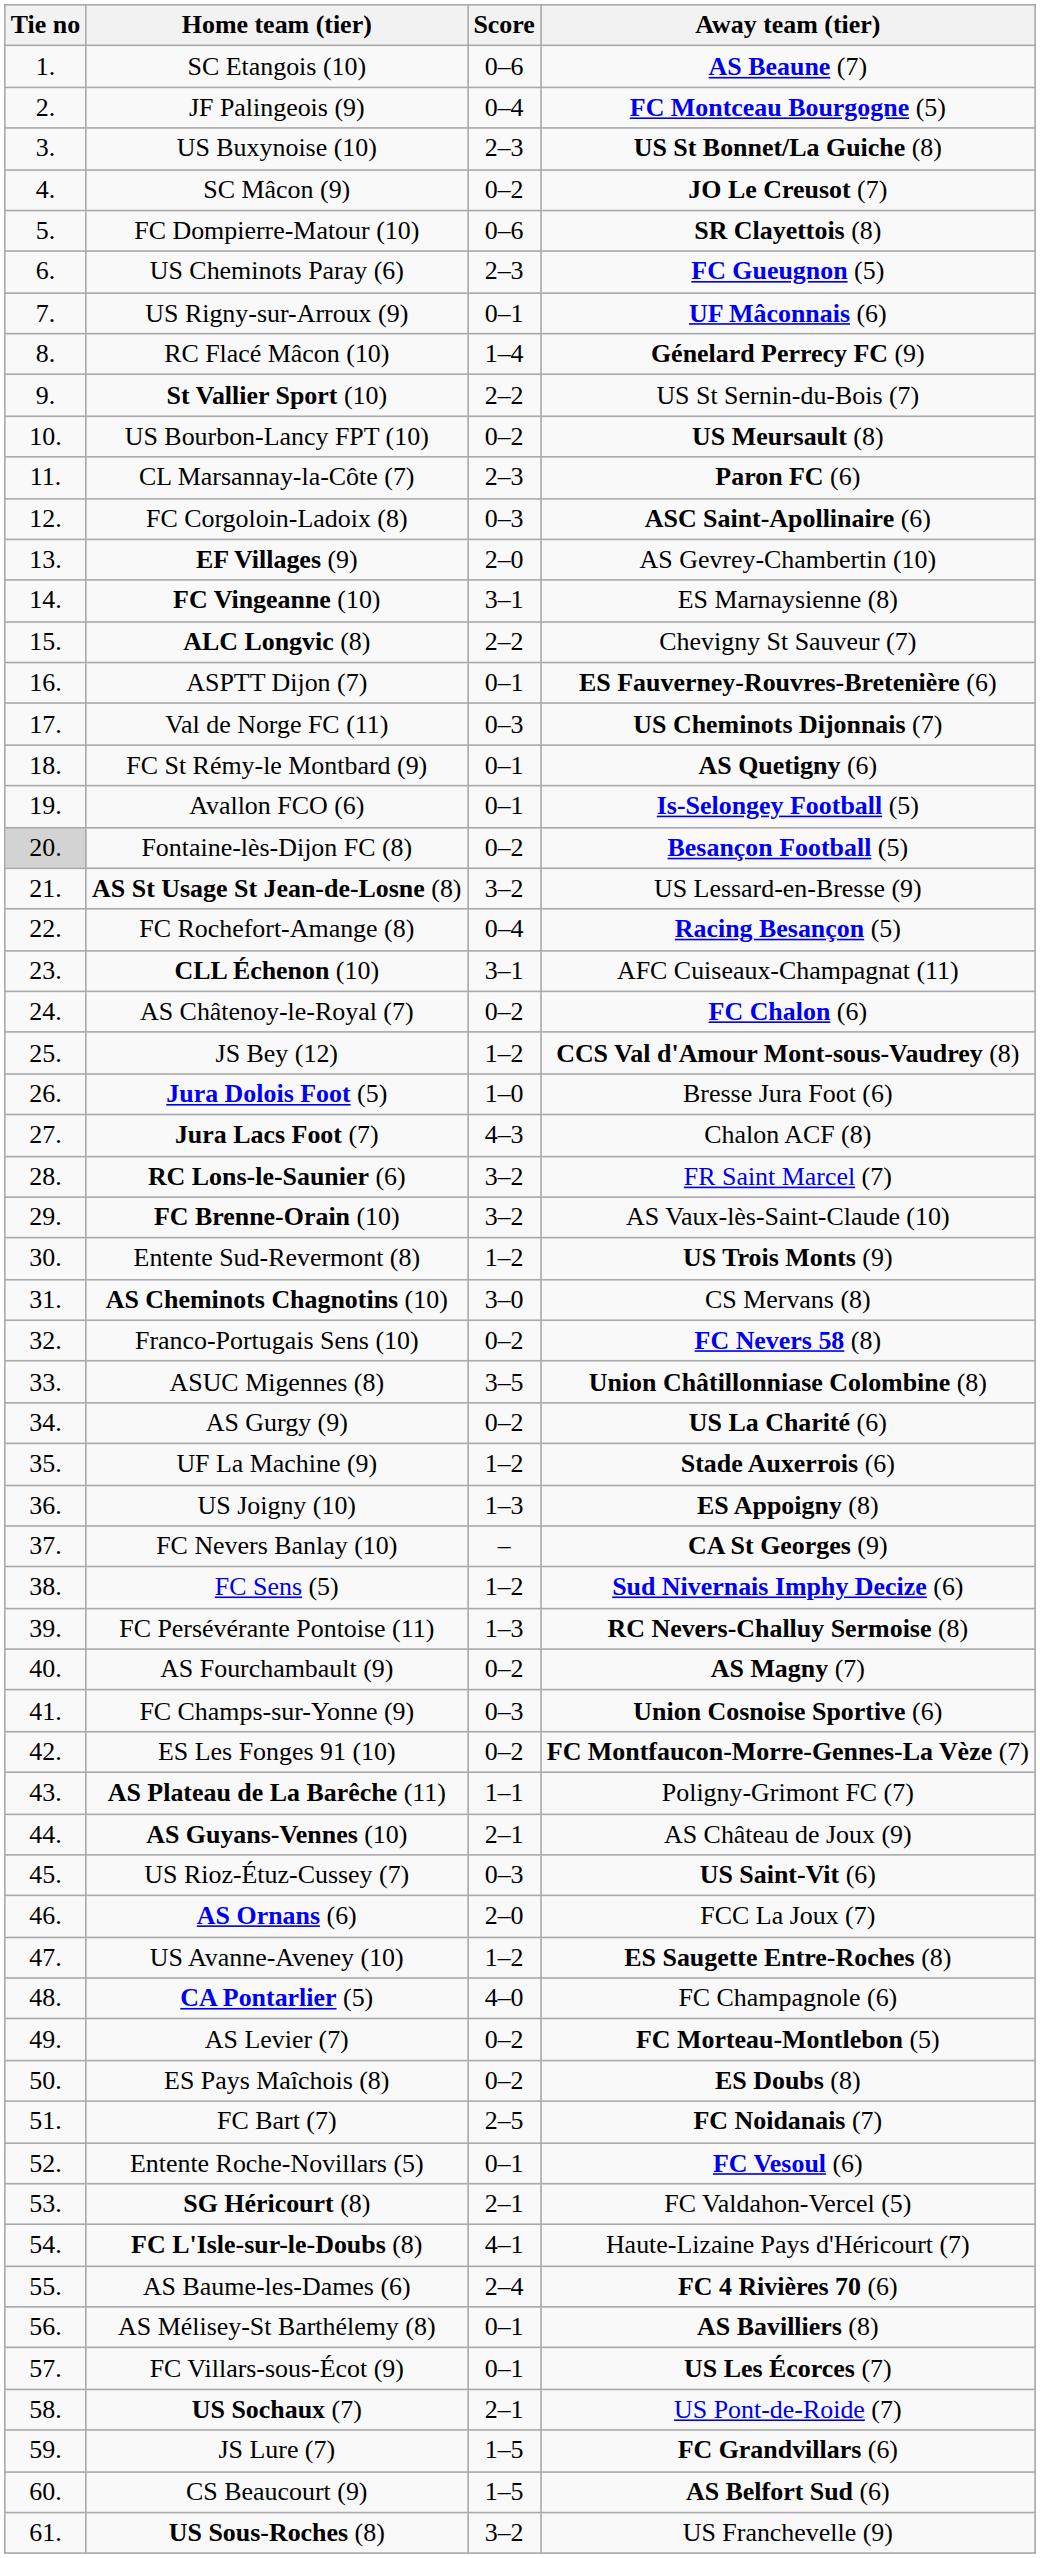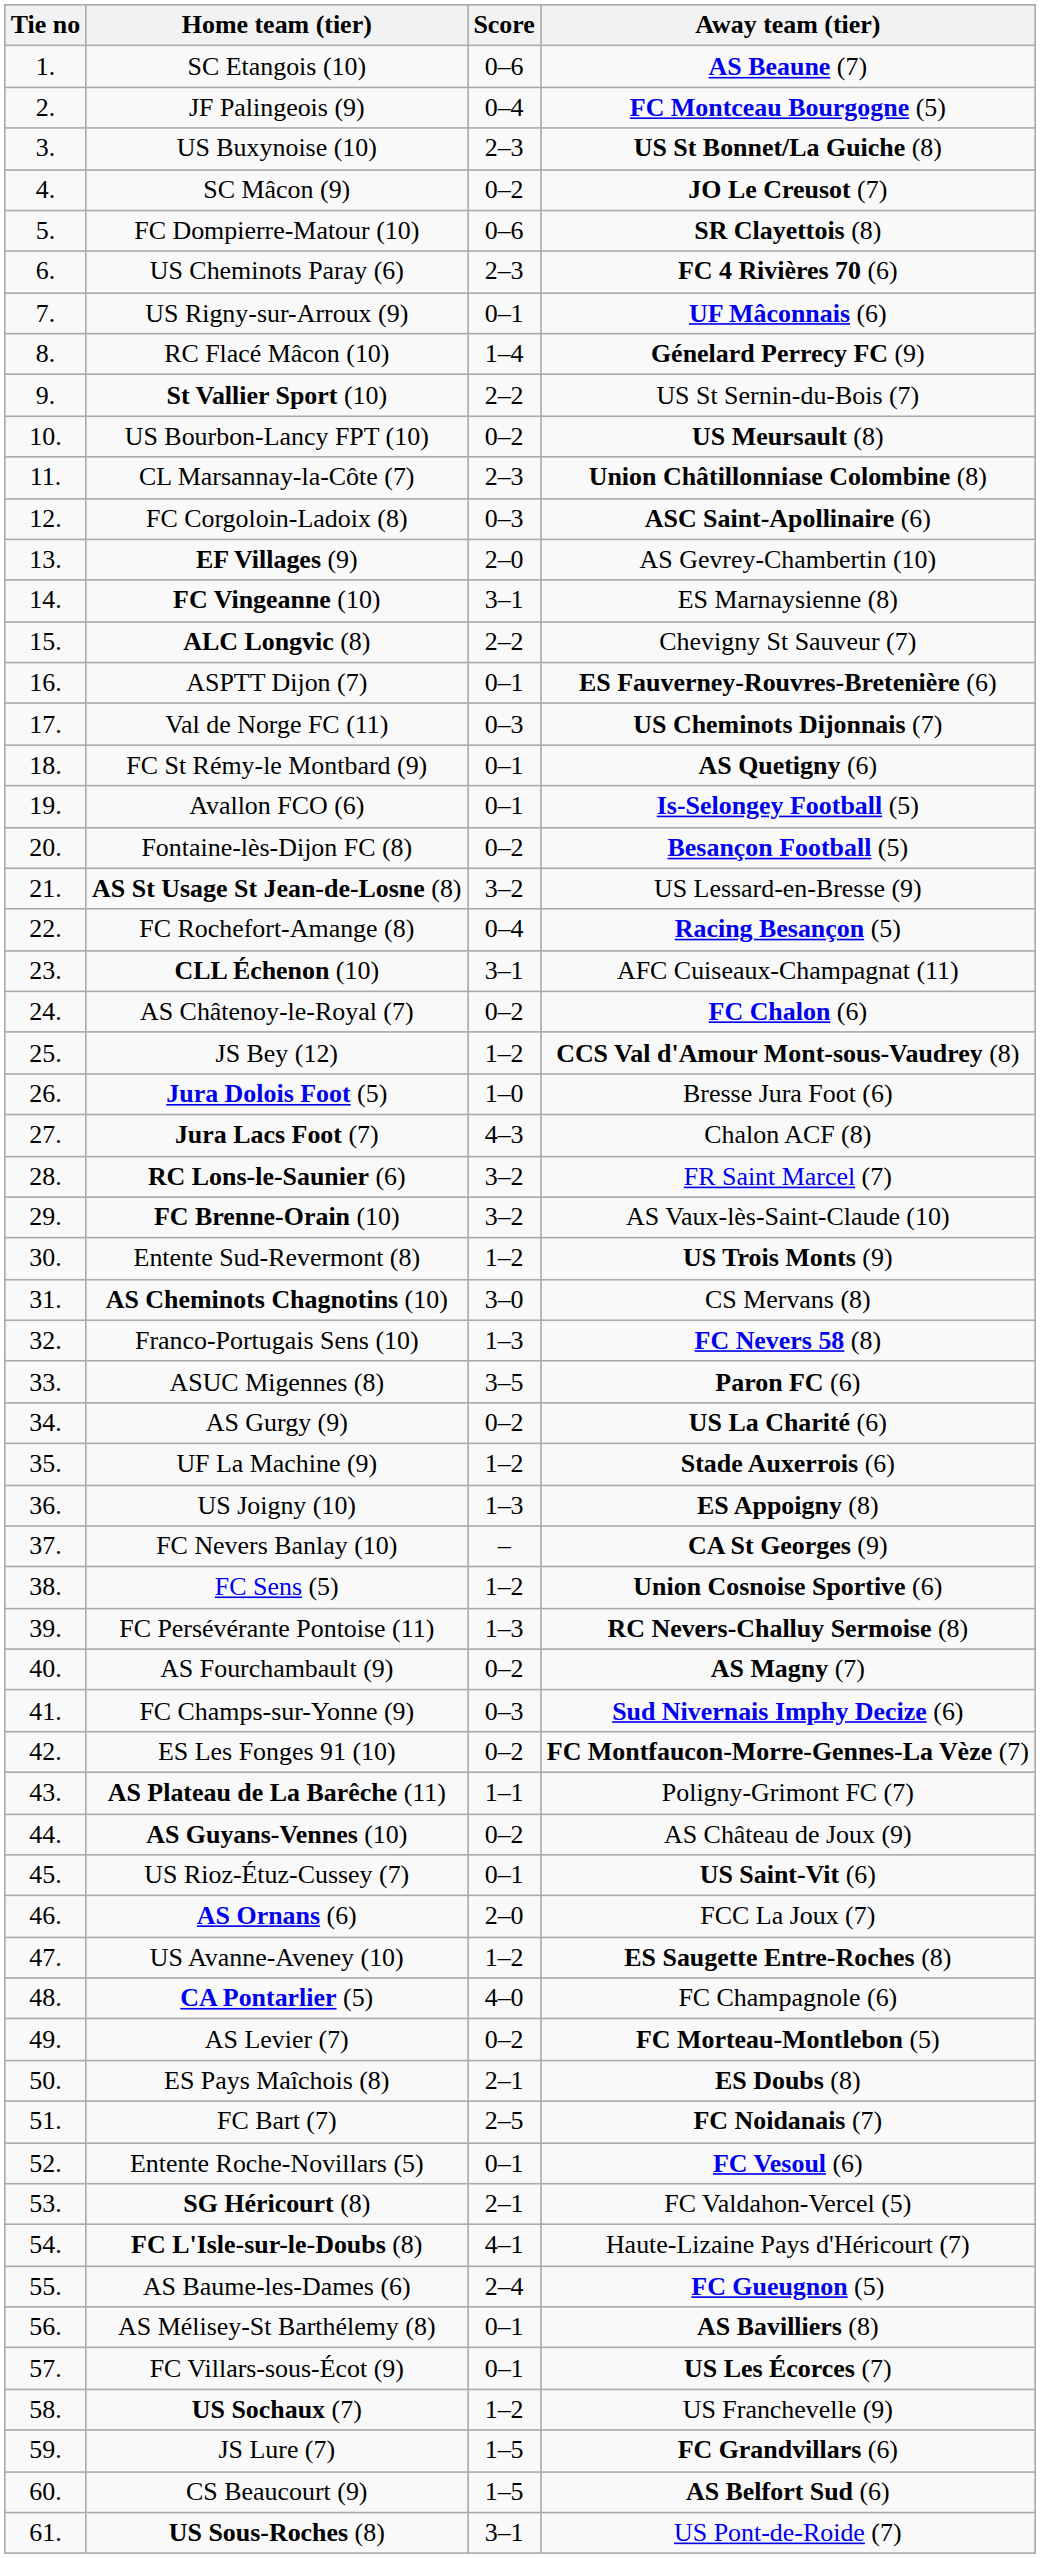(788, 271) FC Gueugnon (5) -> (788, 271) FC 4 Rivières 70 (6)
(788, 477) Paron FC (6) -> (788, 477) Union Châtillonniase Colombine (8)
(45, 847) lightgrey background -> (45, 847) no background
(504, 1340) 0–2 -> (504, 1340) 1–3
(788, 1381) Union Châtillonniase Colombine (8) -> (788, 1381) Paron FC (6)
(788, 1587) Sud Nivernais Imphy Decize (6) -> (788, 1587) Union Cosnoise Sportive (6)
(788, 1710) Union Cosnoise Sportive (6) -> (788, 1710) Sud Nivernais Imphy Decize (6)
(504, 1833) 2–1 -> (504, 1833) 0–2
(504, 1874) 0–3 -> (504, 1874) 0–1
(504, 2080) 0–2 -> (504, 2080) 2–1
(788, 2285) FC 4 Rivières 70 (6) -> (788, 2285) FC Gueugnon (5)
(504, 2409) 2–1 -> (504, 2409) 1–2
(788, 2409) US Pont-de-Roide (7) -> (788, 2409) US Franchevelle (9)
(504, 2532) 3–2 -> (504, 2532) 3–1
(788, 2532) US Franchevelle (9) -> (788, 2532) US Pont-de-Roide (7)
